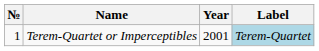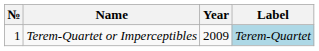(216, 35) 2001 -> (216, 35) 2009
